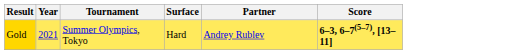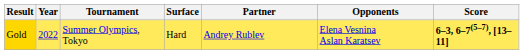+ column: (375, 12)
(48, 35) 2021 -> (48, 35) 2022
